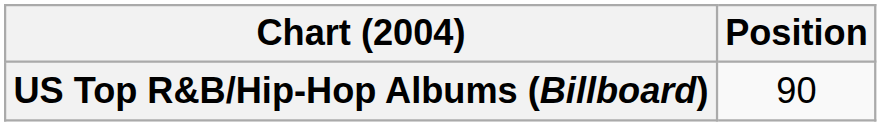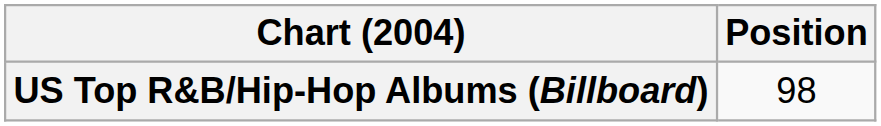(796, 90) 90 -> (796, 90) 98
